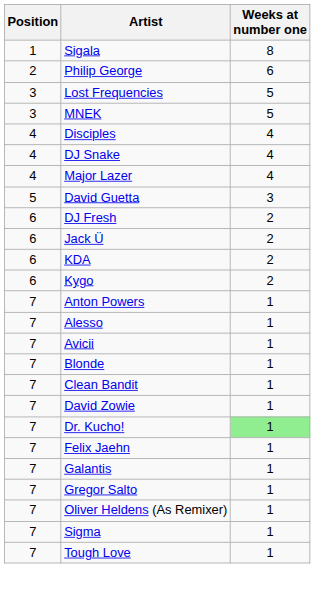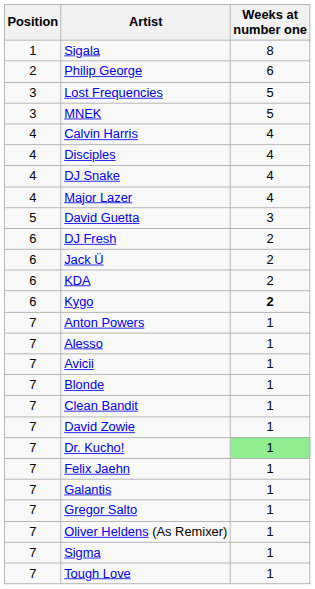+ row: (101, 133)
(270, 280) normal -> (270, 301) bold
